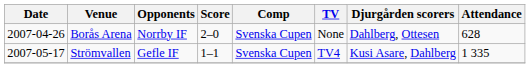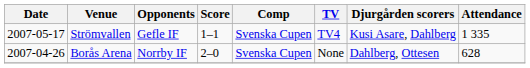rows swapped: (101, 33) <-> (101, 53)
